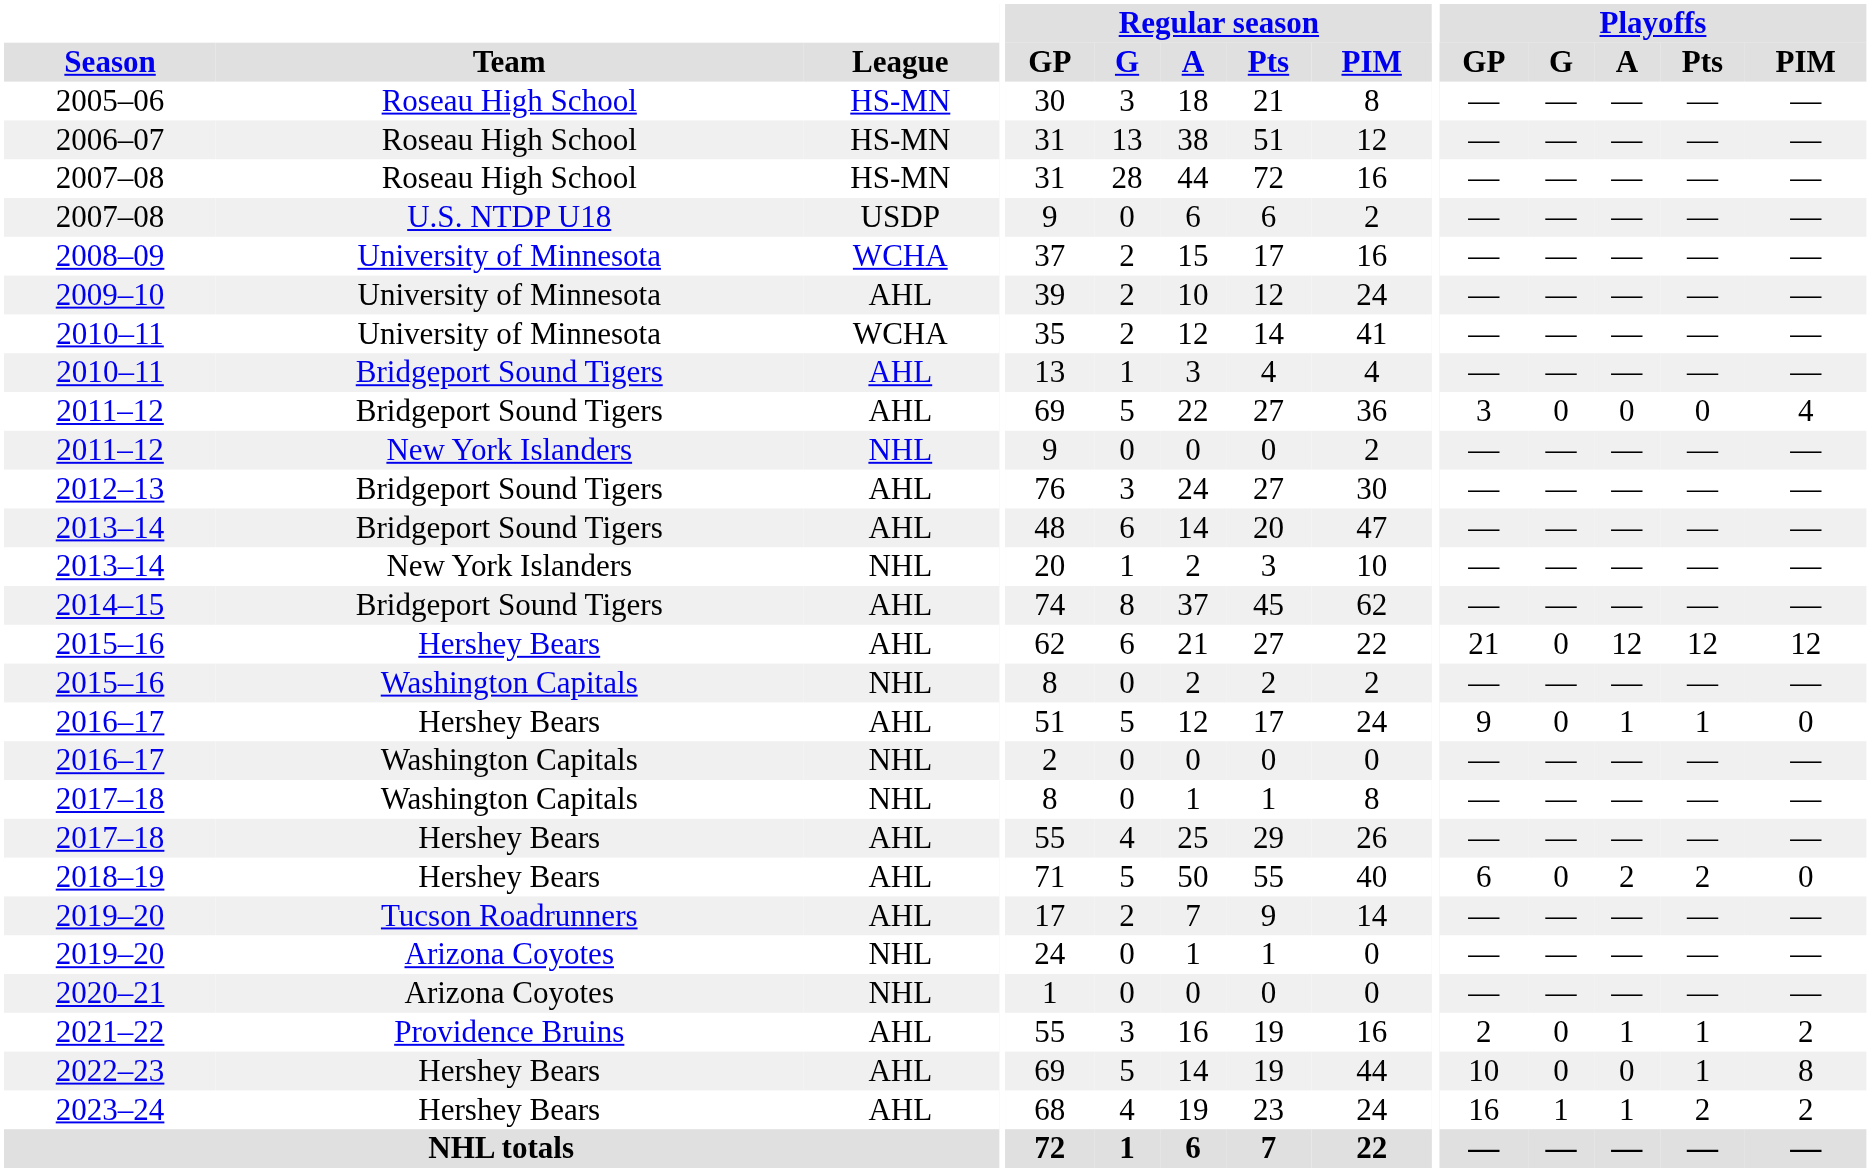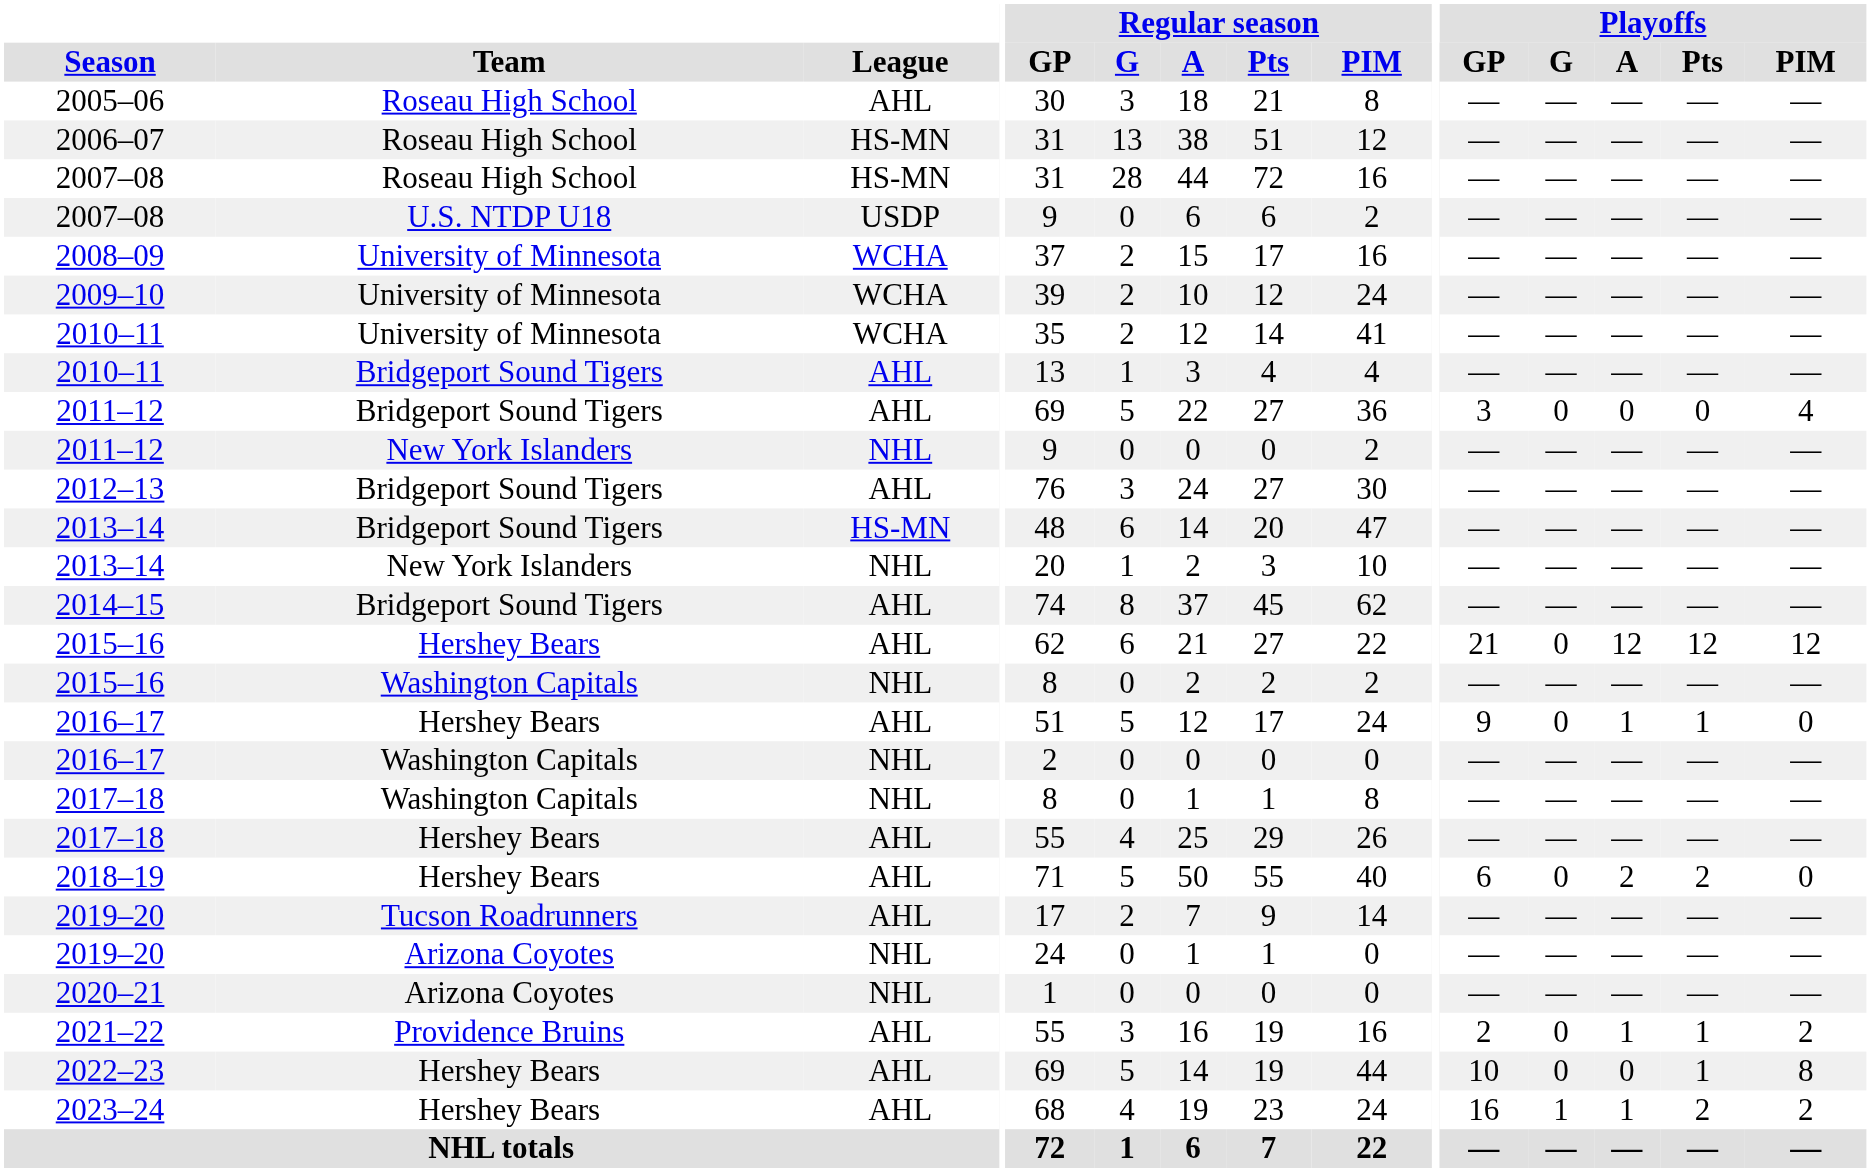(900, 100) HS-MN -> (900, 100) AHL
(900, 294) AHL -> (900, 294) WCHA
(900, 527) AHL -> (900, 527) HS-MN
